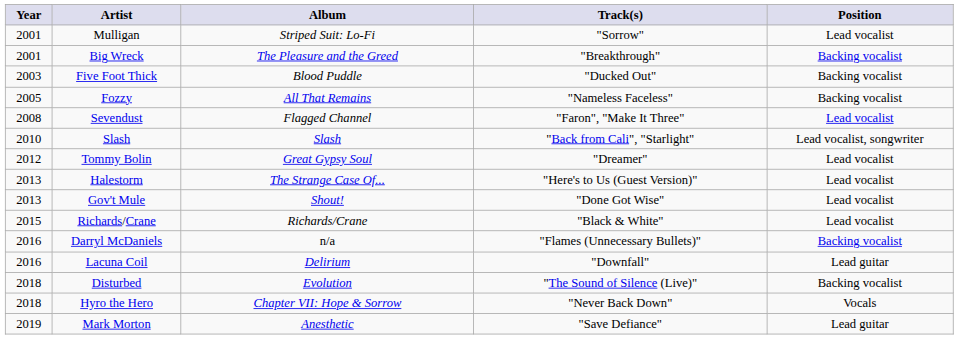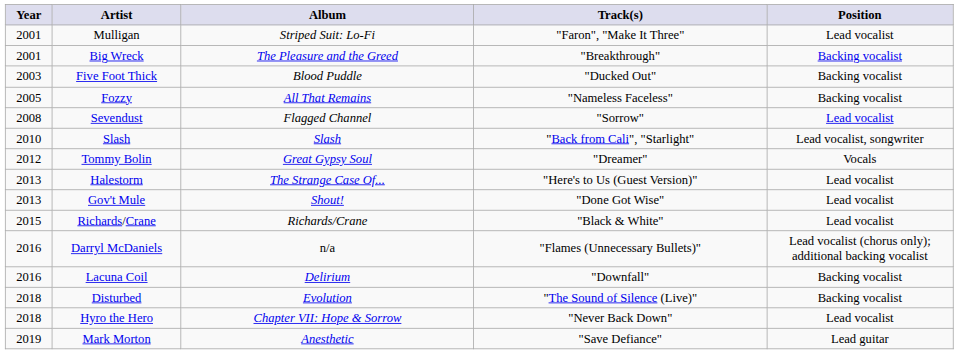(620, 35) "Sorrow" -> (620, 35) "Faron", "Make It Three"
(620, 117) "Faron", "Make It Three" -> (620, 117) "Sorrow"
(860, 159) Lead vocalist -> (860, 159) Vocals
(860, 241) Backing vocalist -> (860, 248) Lead vocalist (chorus only); additional backing vocalist
(860, 262) Lead guitar -> (860, 276) Backing vocalist
(860, 303) Vocals -> (860, 317) Lead vocalist
